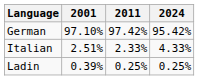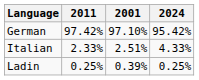columns swapped: (84, 13) <-> (128, 13)
